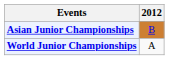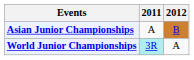+ column: (151, 13)
